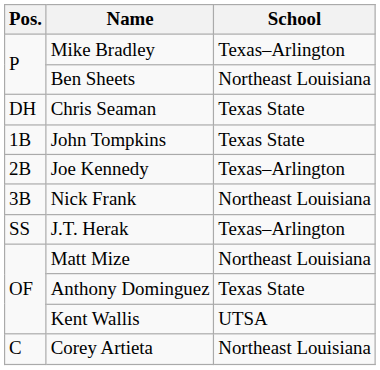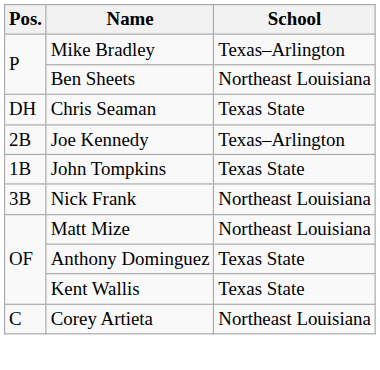rows swapped: (108, 139) <-> (100, 169)
- row: (90, 229)
(243, 318) UTSA -> (261, 288) Texas State
